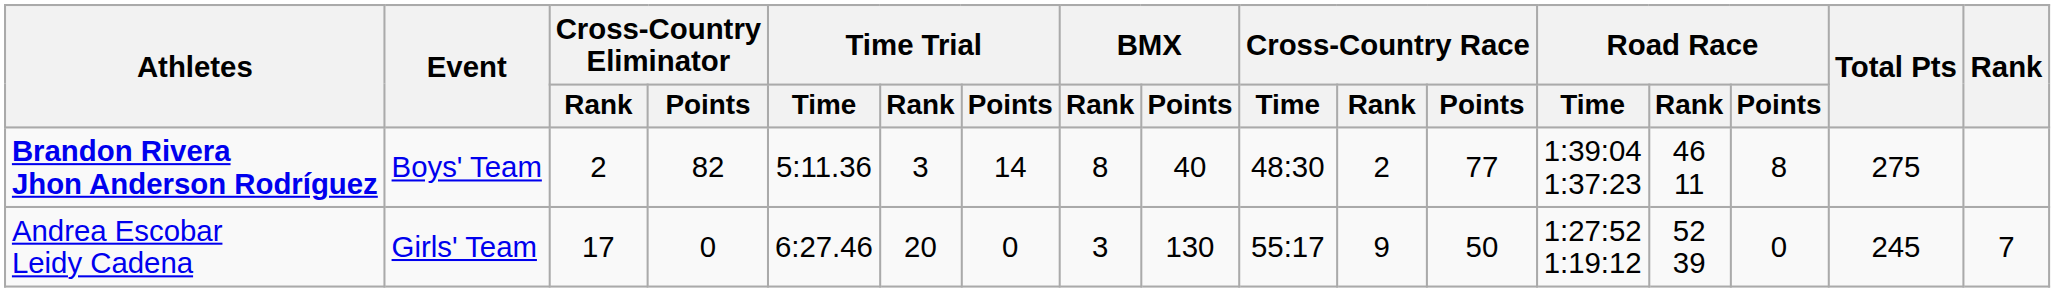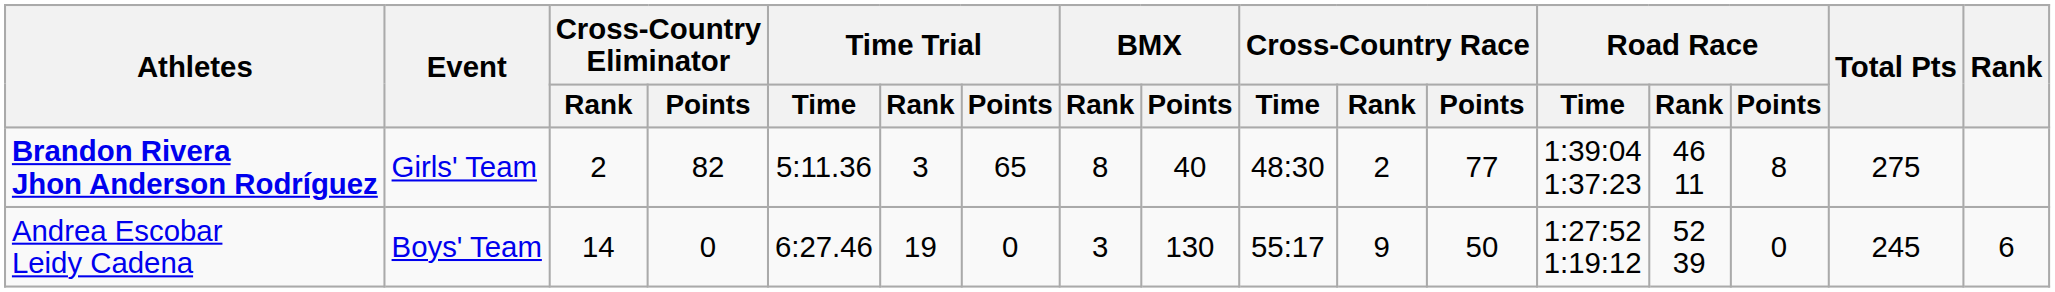(467, 168) Boys' Team -> (464, 168) Girls' Team
(1010, 168) 14 -> (1010, 168) 65
(464, 247) Girls' Team -> (467, 247) Boys' Team
(598, 247) 17 -> (598, 247) 14
(920, 247) 20 -> (920, 247) 19
(2007, 247) 7 -> (2007, 247) 6
